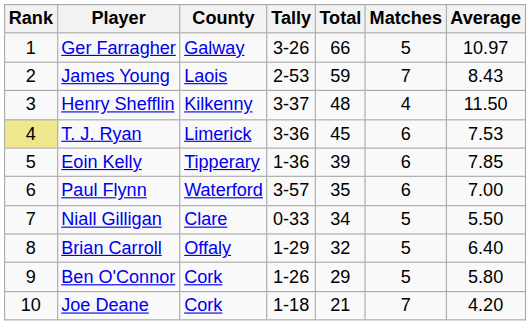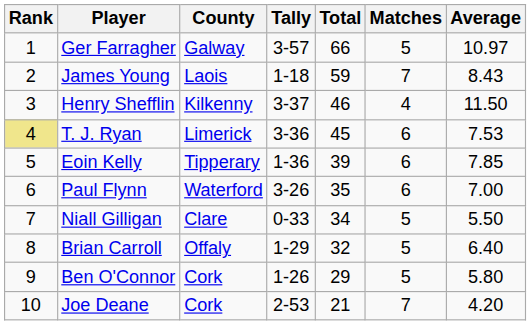(291, 47) 3-26 -> (291, 47) 3-57
(291, 76) 2-53 -> (291, 76) 1-18
(340, 104) 48 -> (340, 104) 46
(291, 190) 3-57 -> (291, 190) 3-26
(291, 305) 1-18 -> (291, 305) 2-53
